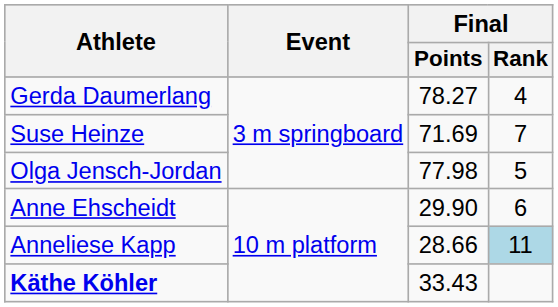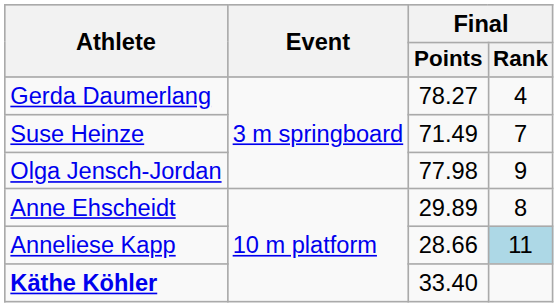(448, 134) 71.69 -> (448, 134) 71.49
(520, 171) 5 -> (520, 171) 9
(448, 208) 29.90 -> (448, 208) 29.89
(520, 208) 6 -> (520, 208) 8
(448, 283) 33.43 -> (448, 283) 33.40
